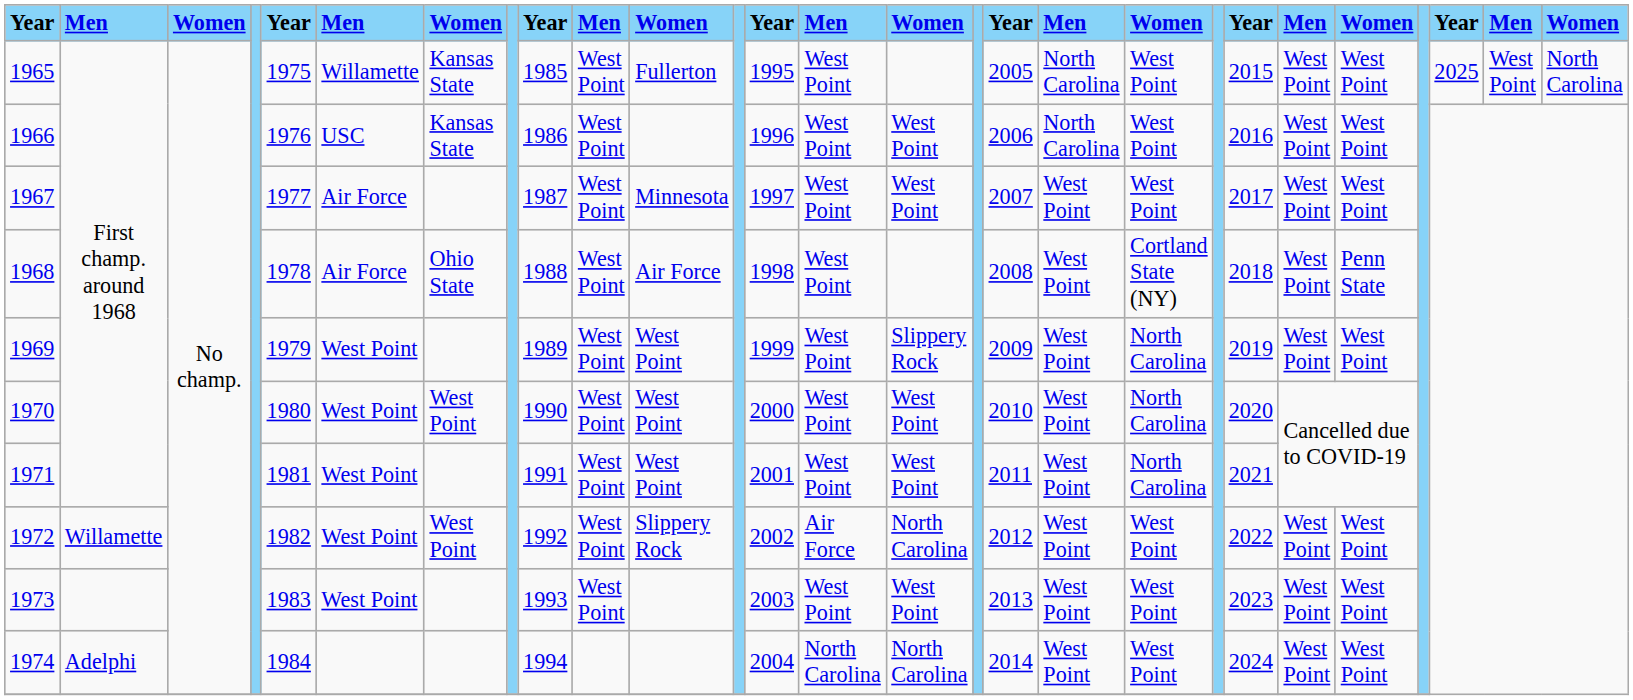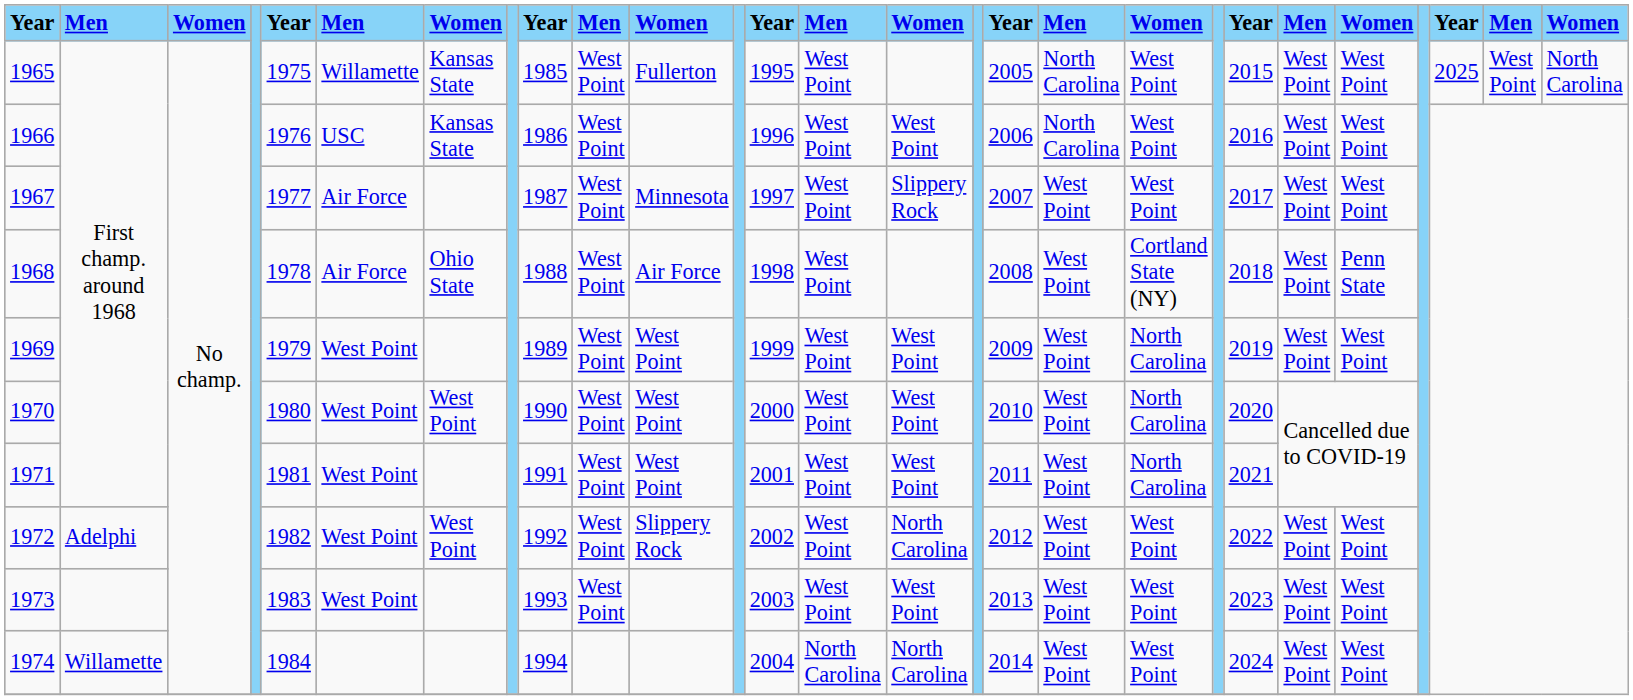(915, 197) West Point -> (929, 197) Slippery Rock
(929, 348) Slippery Rock -> (915, 348) West Point
(114, 536) Willamette -> (101, 536) Adelphi
(830, 536) Air Force -> (828, 536) West Point
(101, 661) Adelphi -> (114, 661) Willamette
